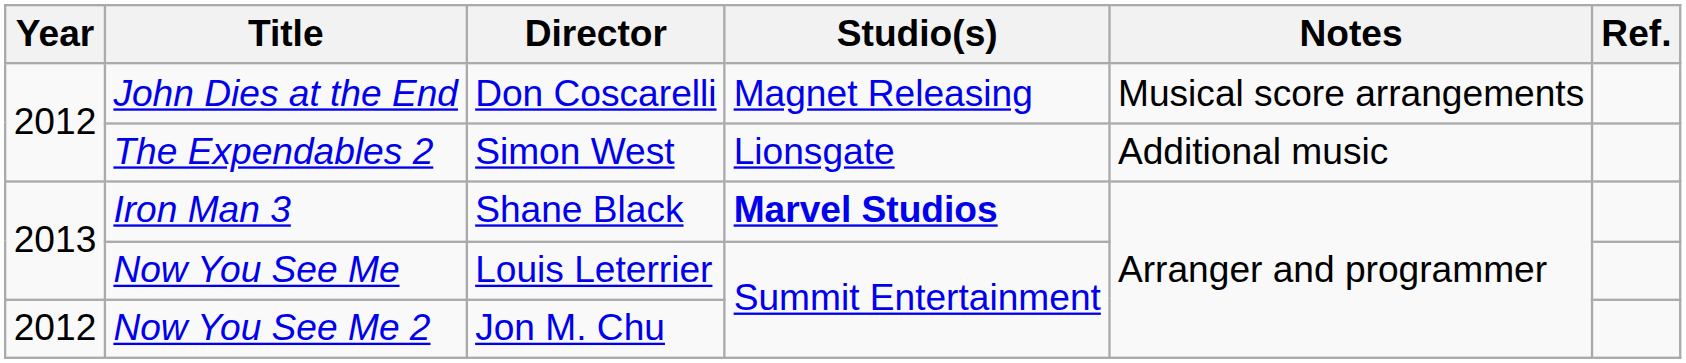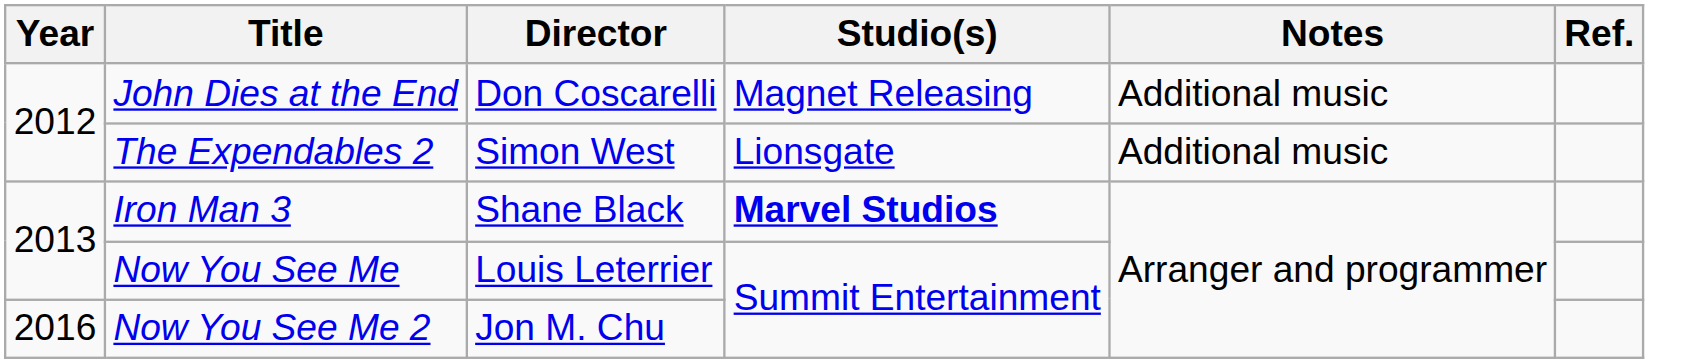(1351, 92) Musical score arrangements -> (1253, 92) Additional music
(55, 328) 2012 -> (55, 328) 2016
